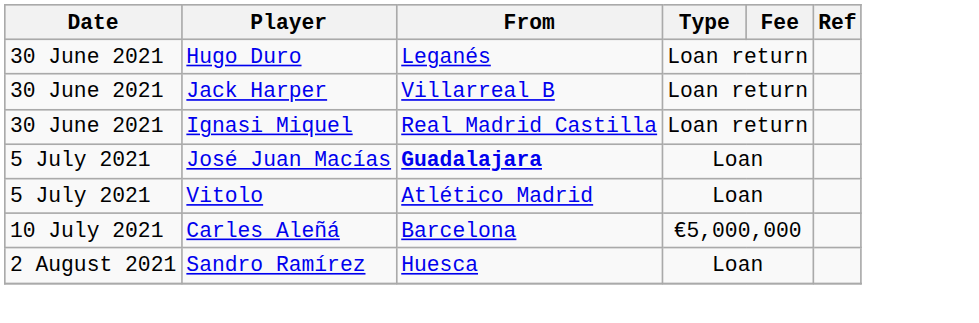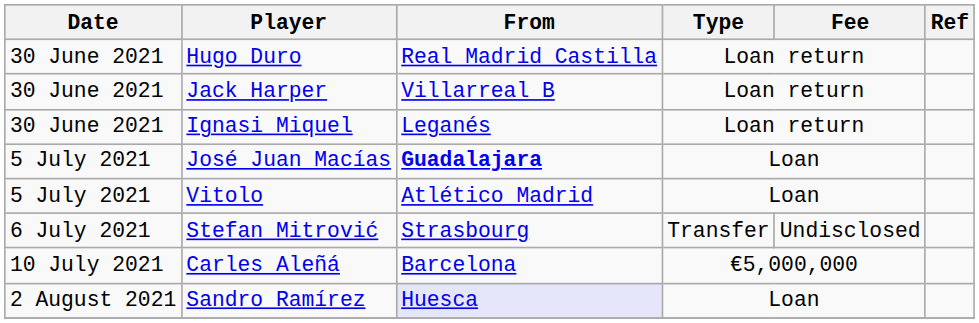(446, 57) Leganés -> (529, 57) Real Madrid Castilla
(529, 126) Real Madrid Castilla -> (446, 126) Leganés
+ row: (282, 231)
(440, 265) no background -> (440, 300) lavender background
